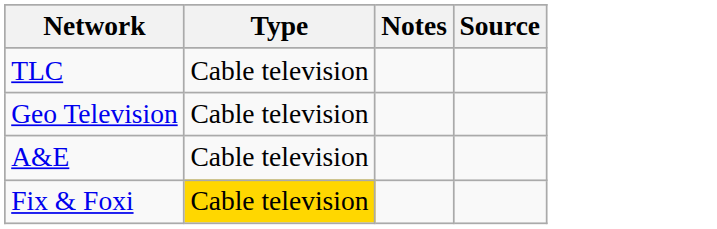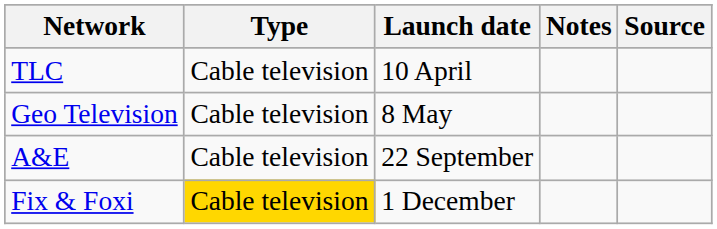+ column: (457, 26)
